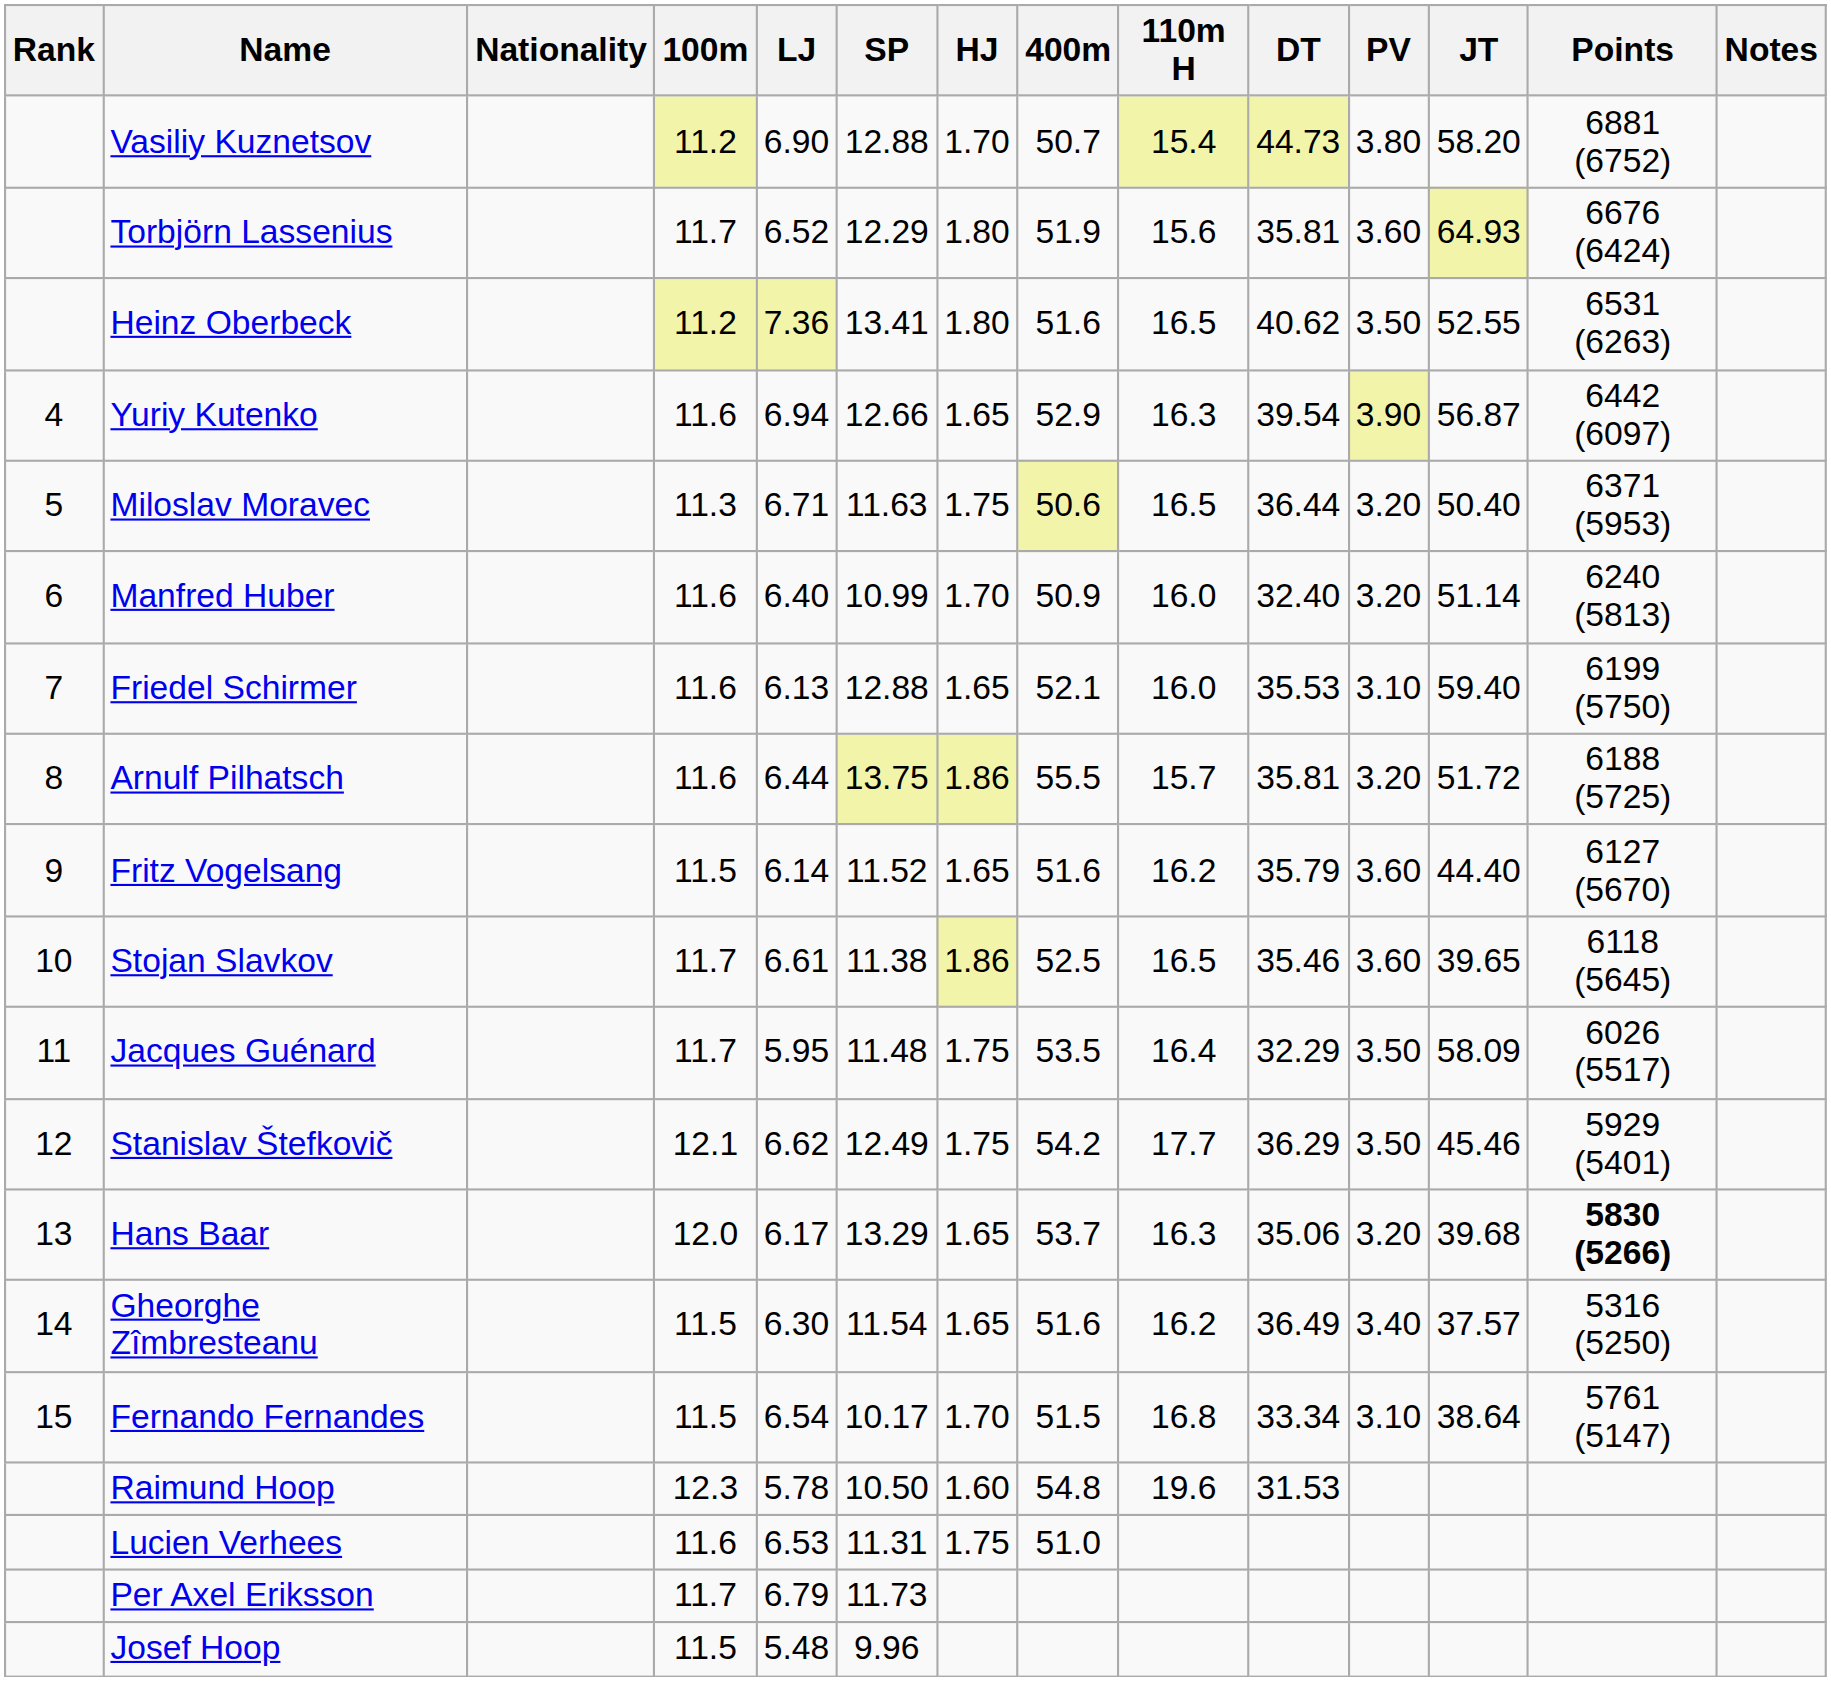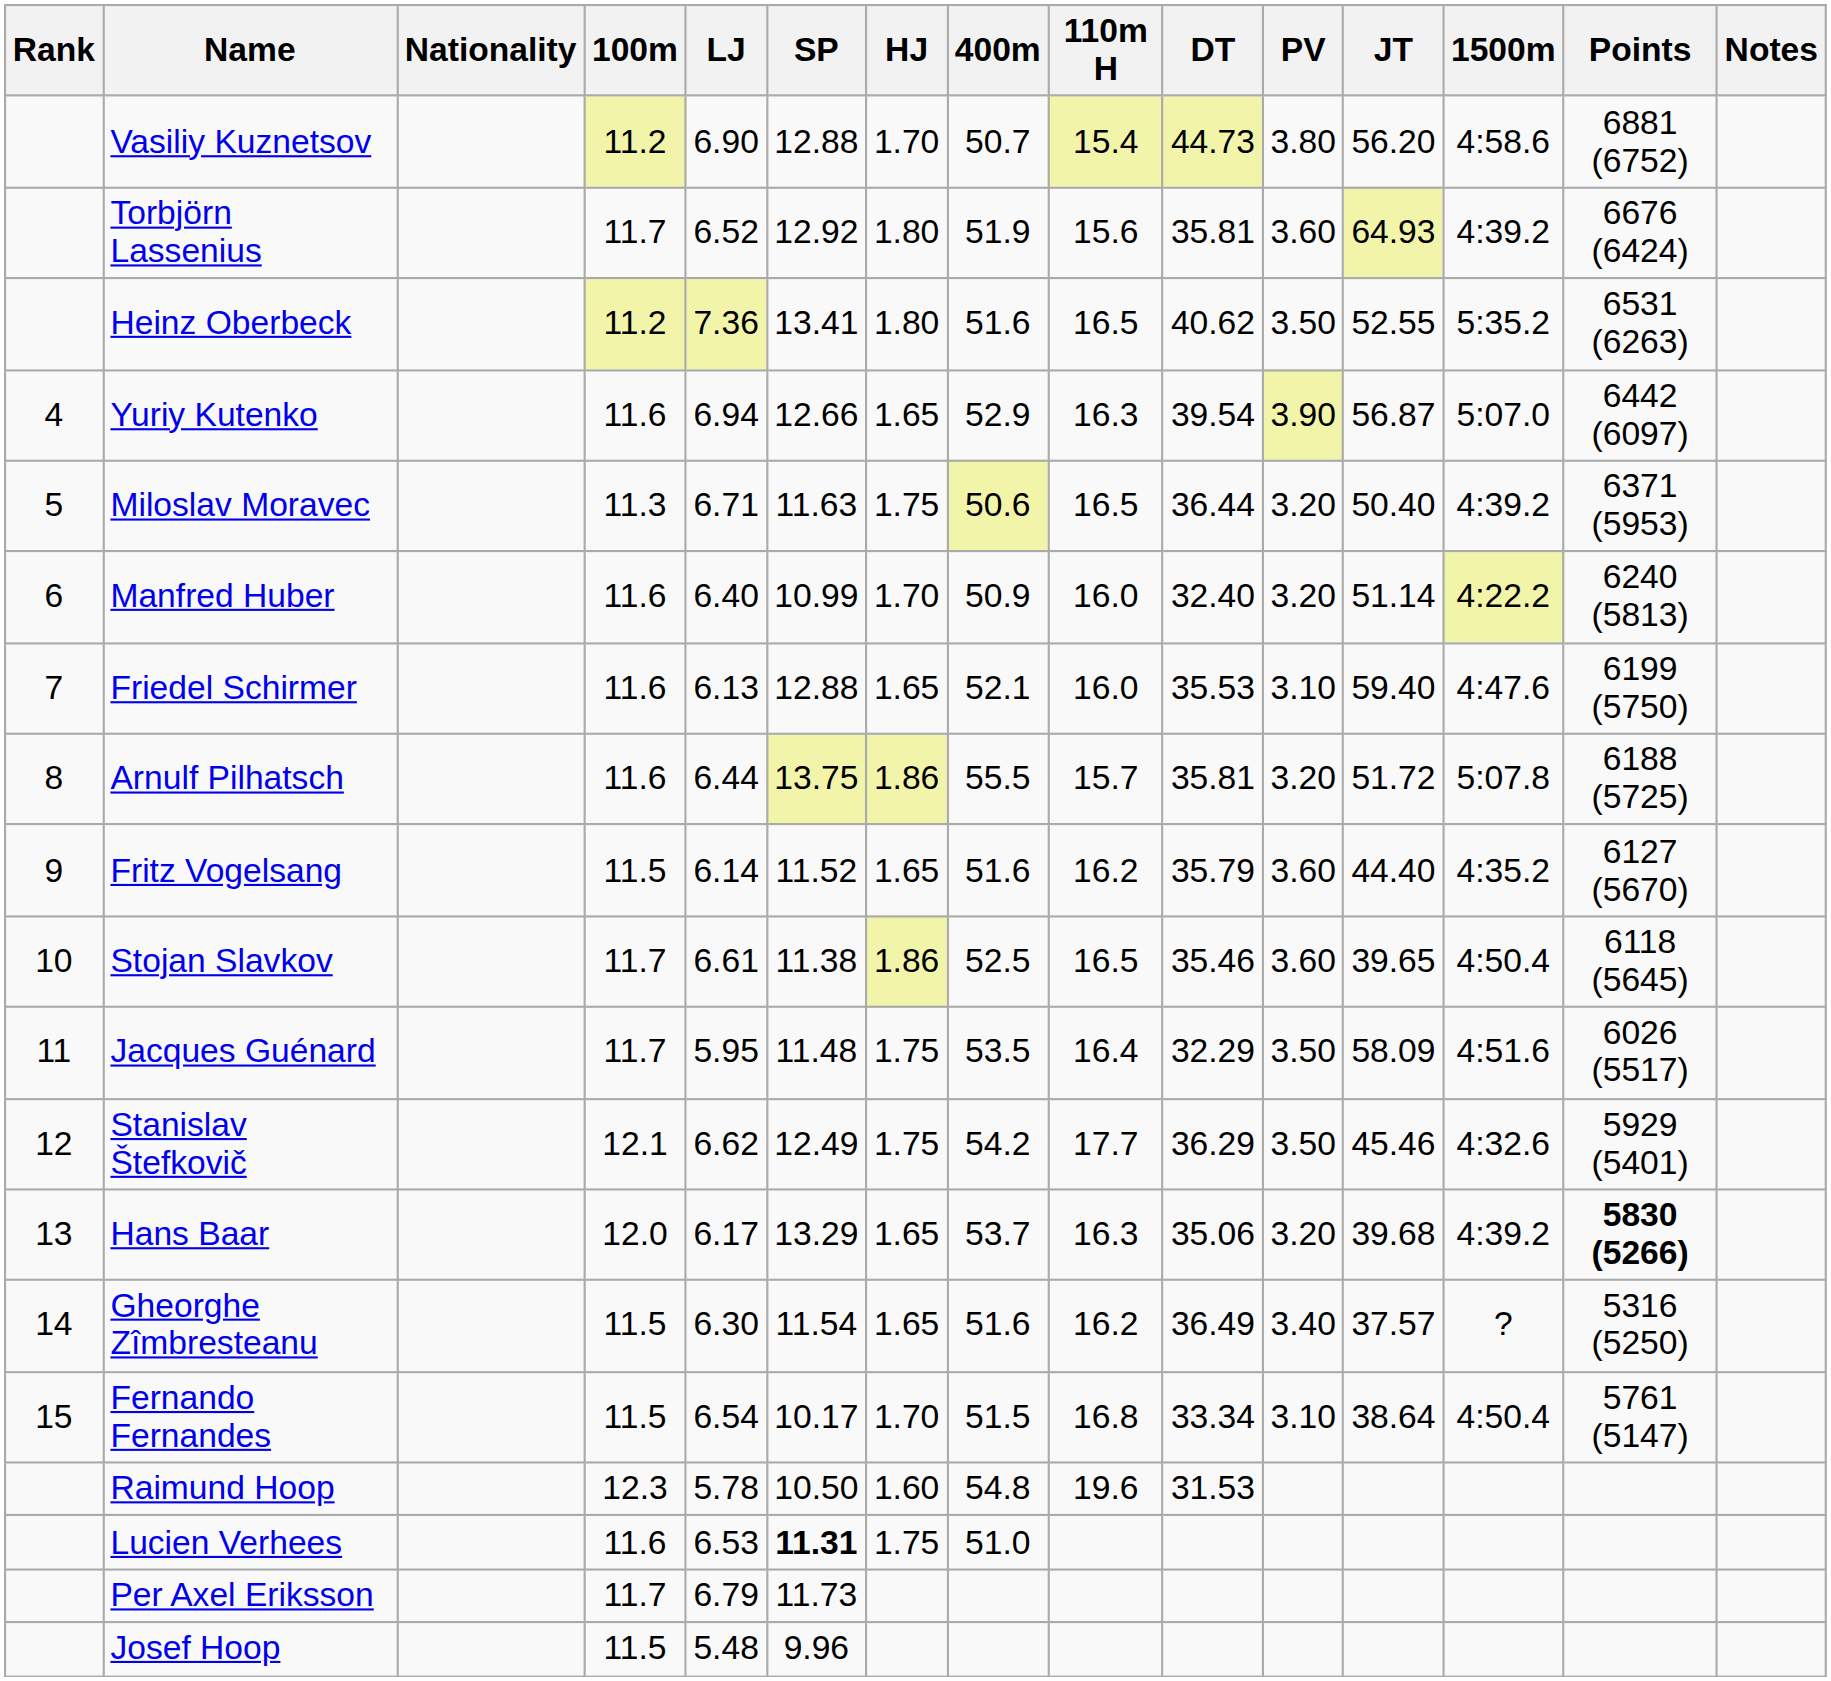+ column: (1503, 50)
(1479, 141) 58.20 -> (1393, 141) 56.20
(887, 232) 12.29 -> (816, 232) 12.92
(887, 1541) normal -> (816, 1541) bold
